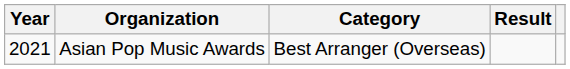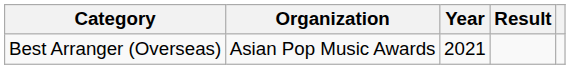columns swapped: (30, 19) <-> (380, 19)
